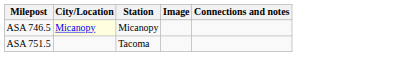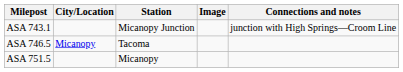+ row: (29, 28)
(75, 28) lightyellow background -> (75, 43) no background
(138, 28) Micanopy -> (134, 43) Tacoma
(134, 43) Tacoma -> (138, 59) Micanopy
